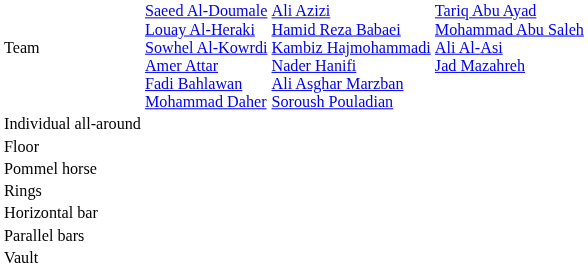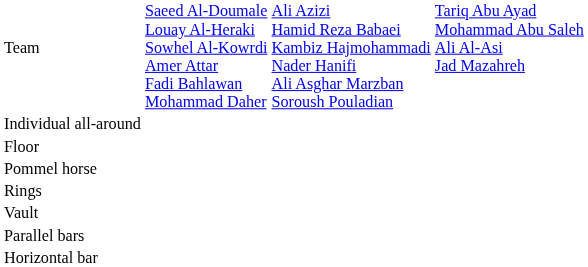rows swapped: (21, 257) <-> (51, 213)
